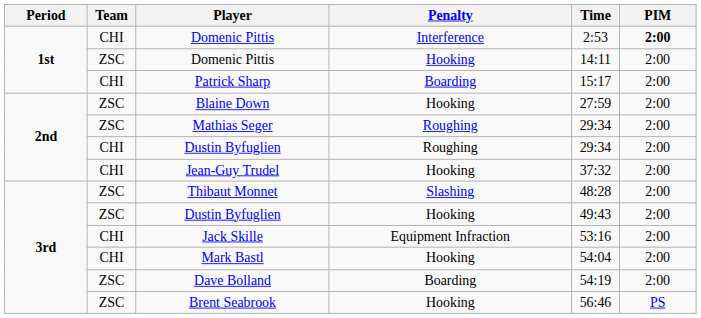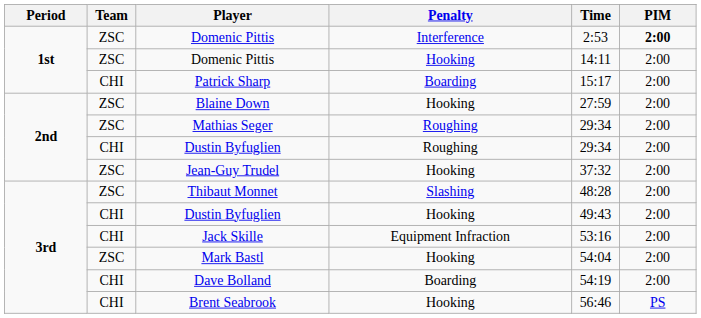(112, 37) CHI -> (112, 37) ZSC
(112, 170) CHI -> (112, 170) ZSC
(112, 214) ZSC -> (112, 214) CHI
(112, 258) CHI -> (112, 258) ZSC
(112, 280) ZSC -> (112, 280) CHI
(112, 302) ZSC -> (112, 302) CHI
